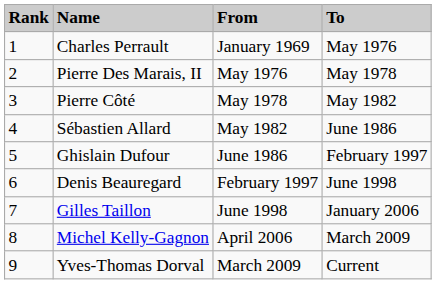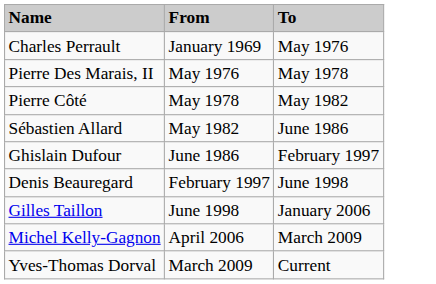- column: (29, 18)
